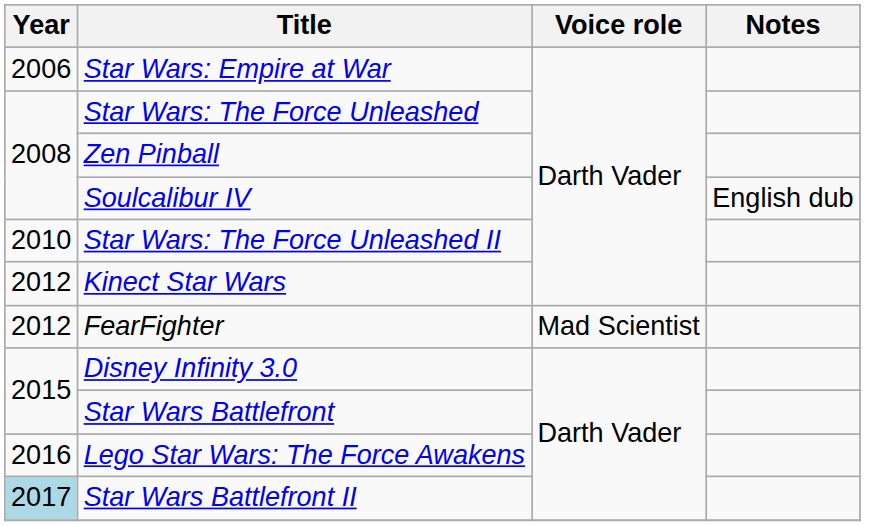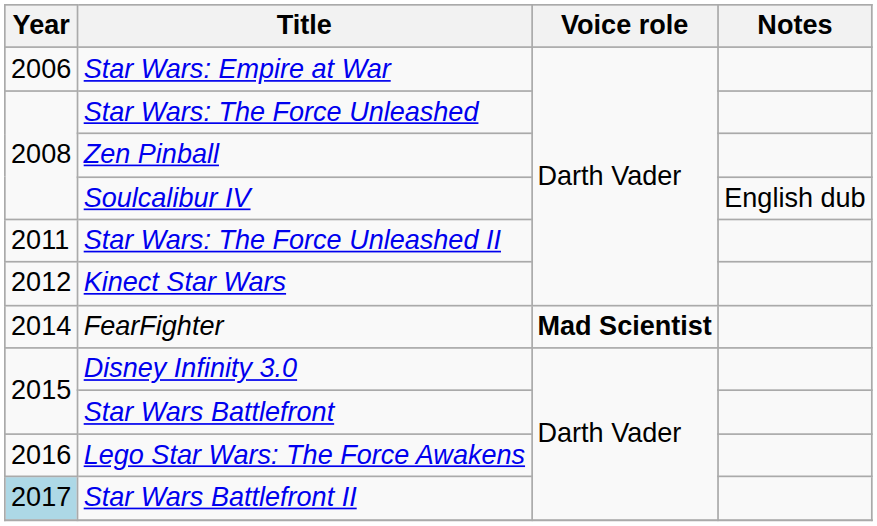(41, 240) 2010 -> (40, 240) 2011
(41, 326) 2012 -> (41, 326) 2014
(619, 326) normal -> (625, 326) bold
